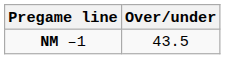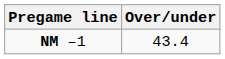(171, 42) 43.5 -> (171, 42) 43.4
